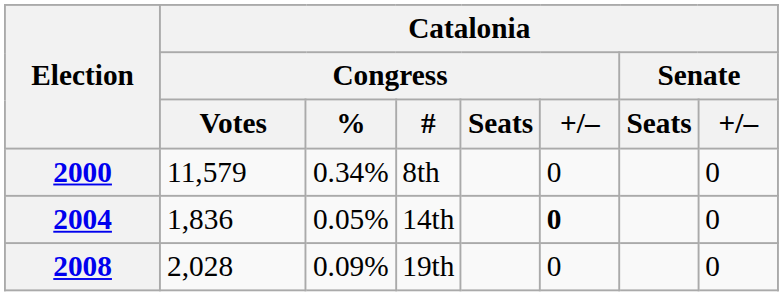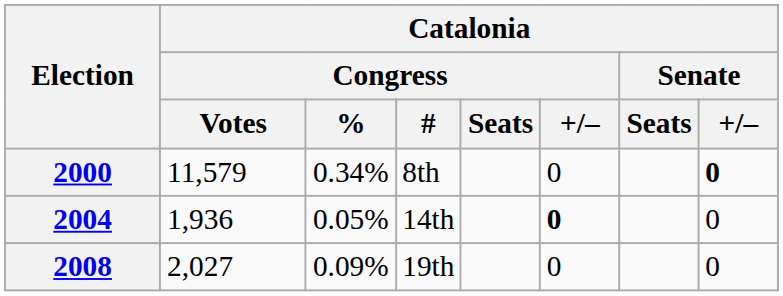(713, 170) normal -> (713, 170) bold
(200, 218) 1,836 -> (200, 218) 1,936
(200, 265) 2,028 -> (200, 265) 2,027
